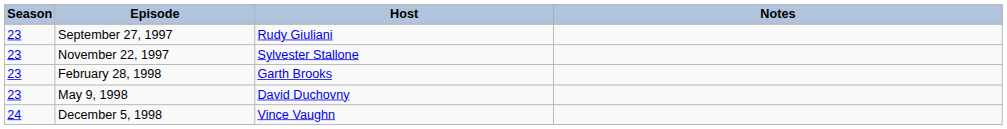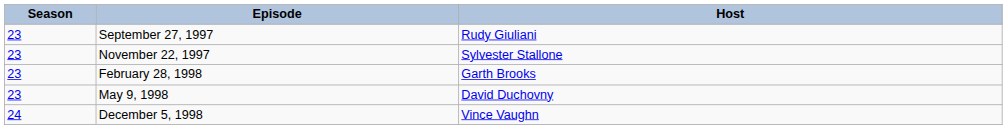- column: (778, 14)
